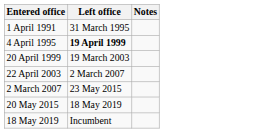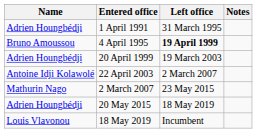+ column: (50, 12)
